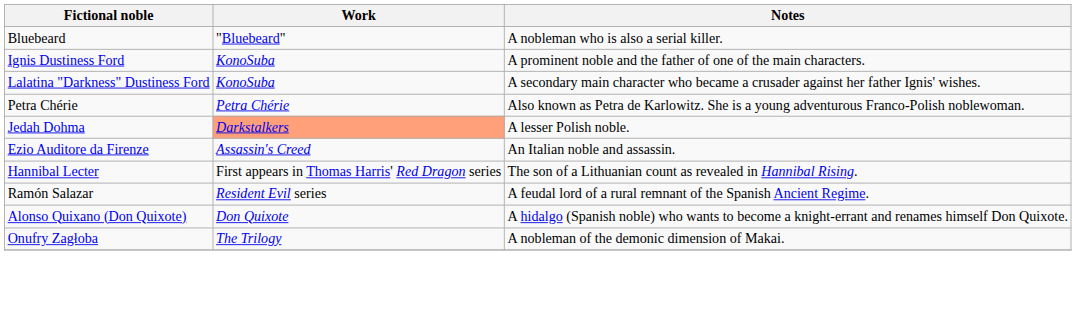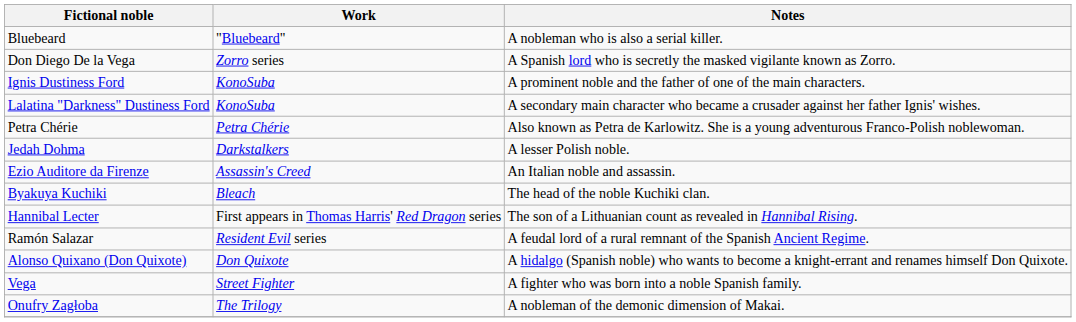+ row: (71, 60)
(252, 127) lightsalmon background -> (252, 149) no background
+ row: (57, 194)
+ row: (22, 283)
